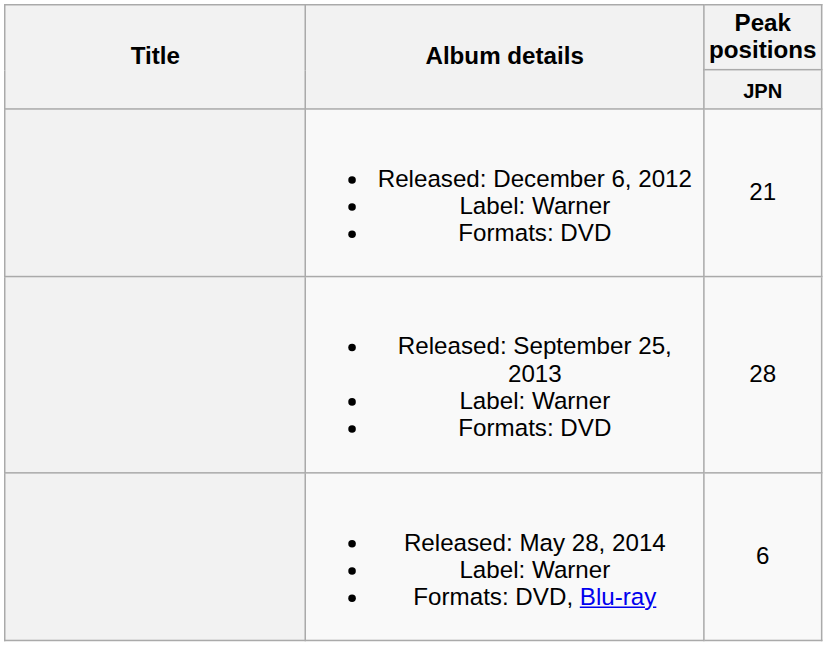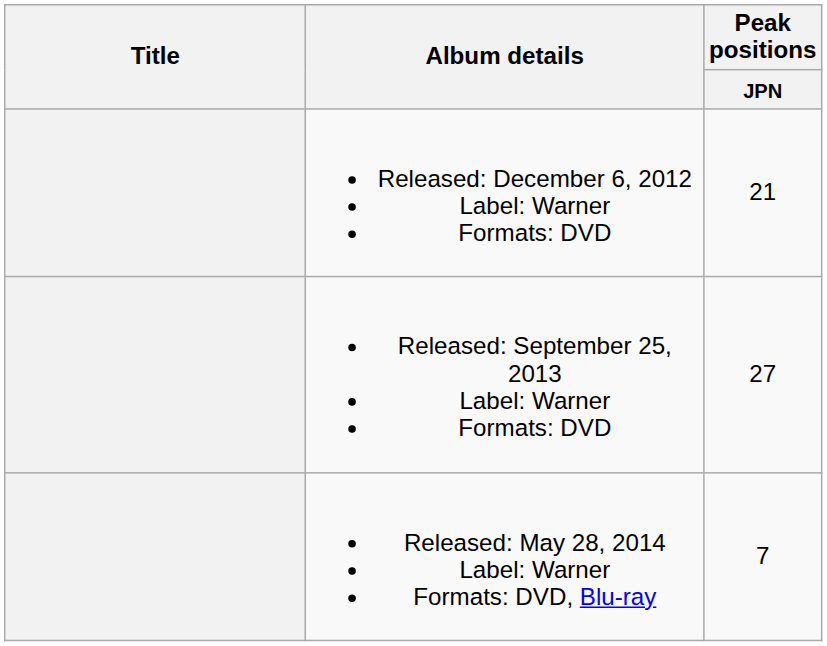(763, 374) 28 -> (763, 374) 27
(763, 555) 6 -> (763, 555) 7
